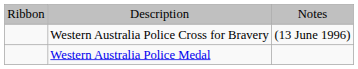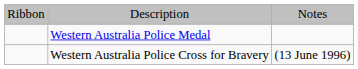rows swapped: (160, 34) <-> (130, 54)
